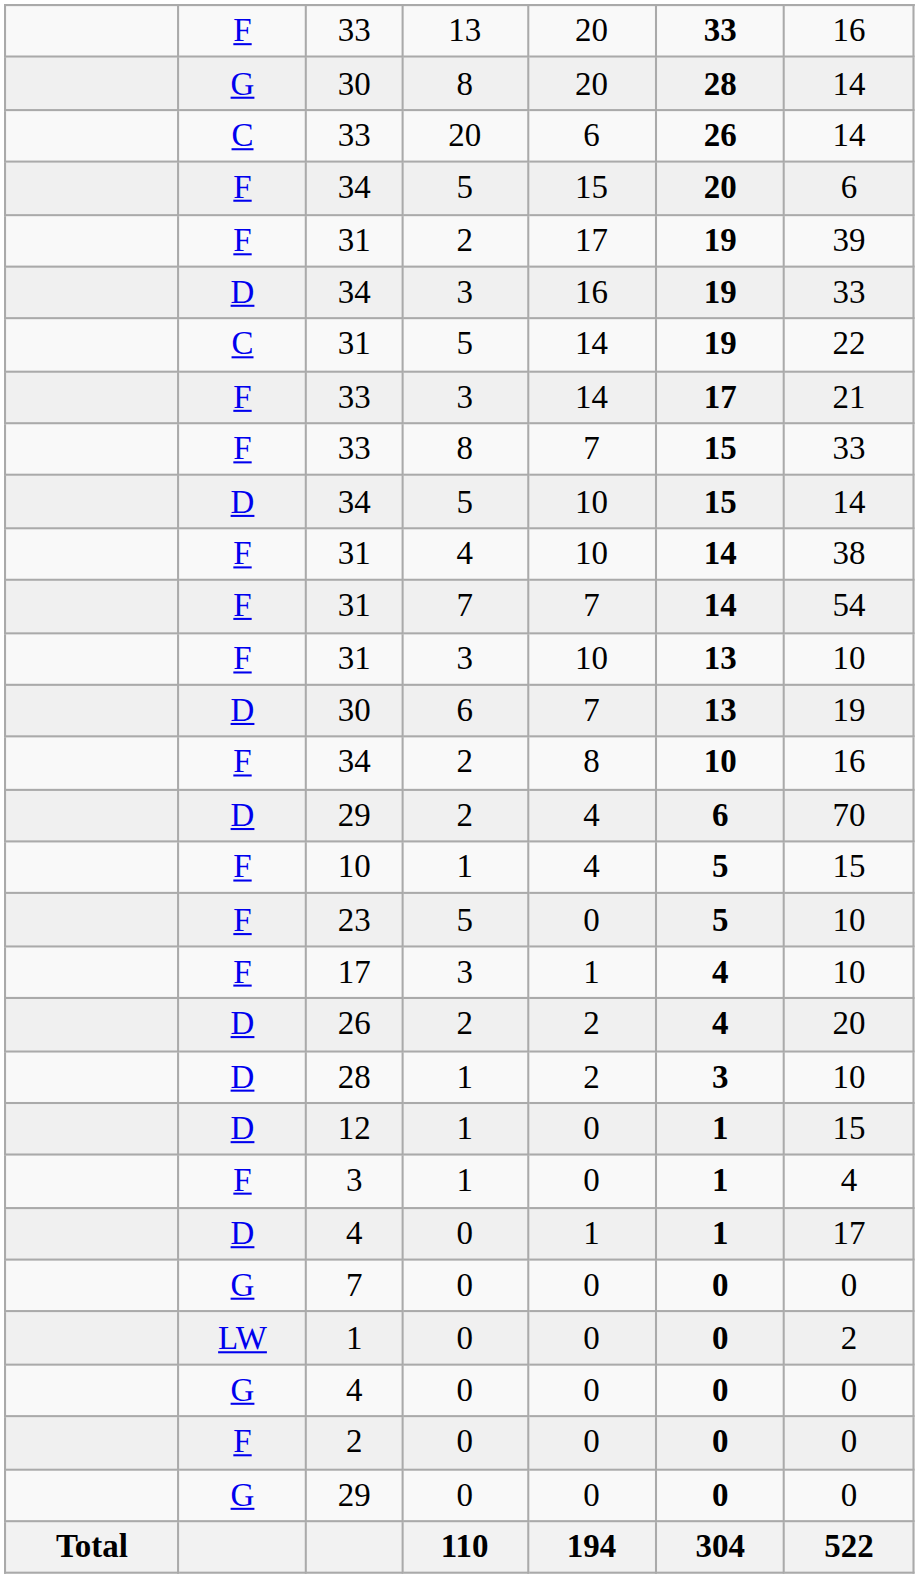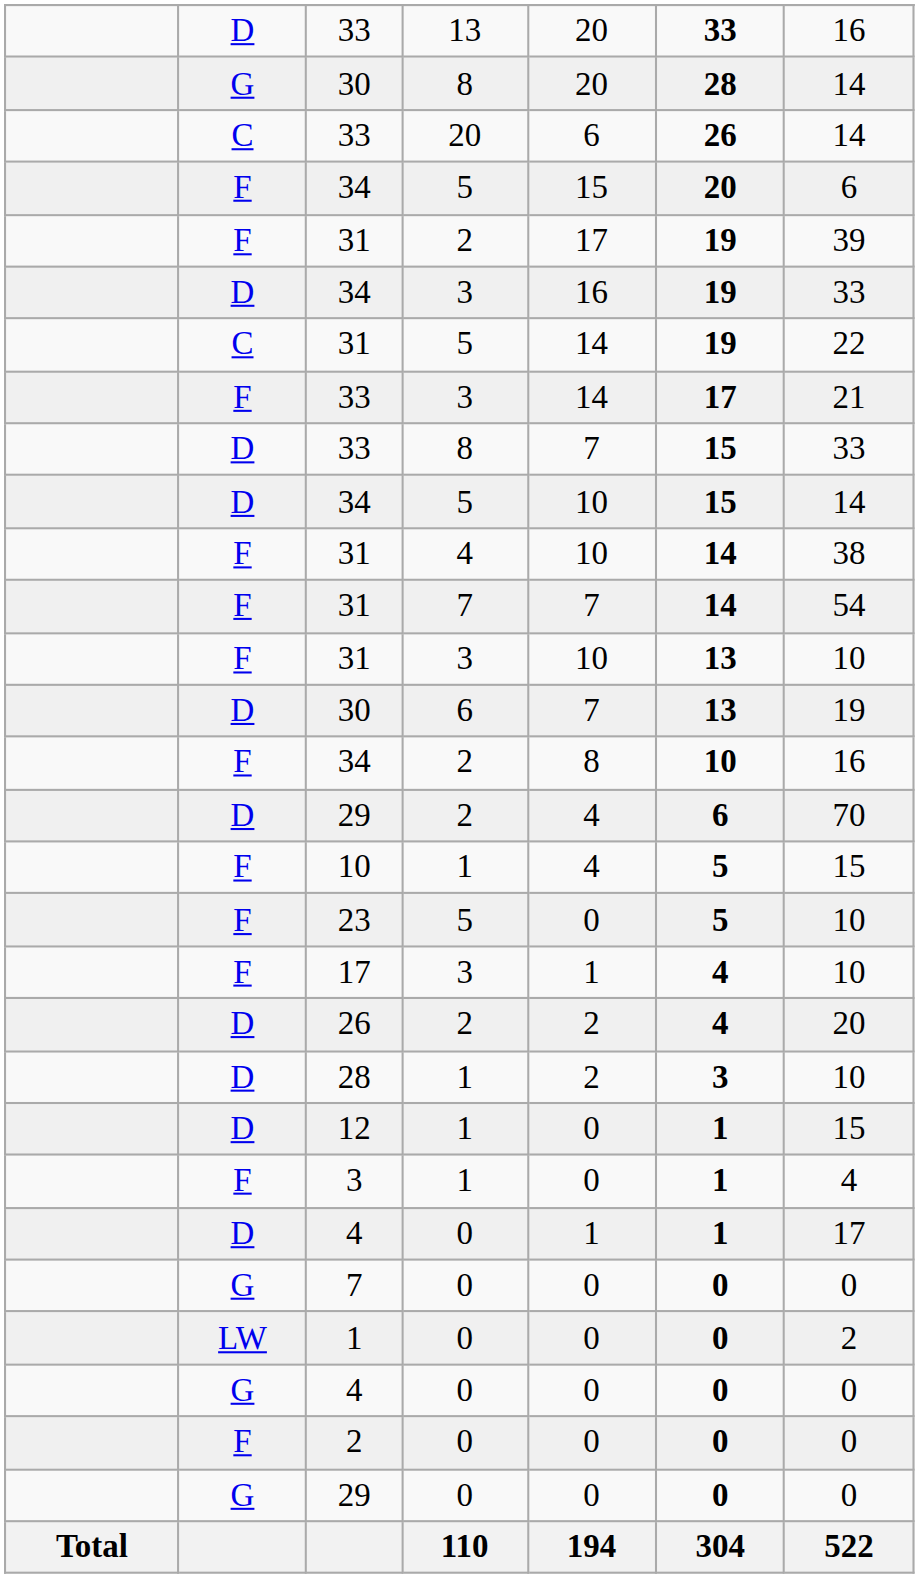(243, 30) F -> (243, 30) D
(243, 448) F -> (243, 448) D
